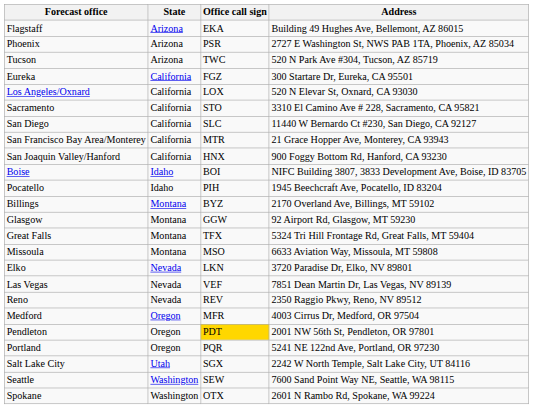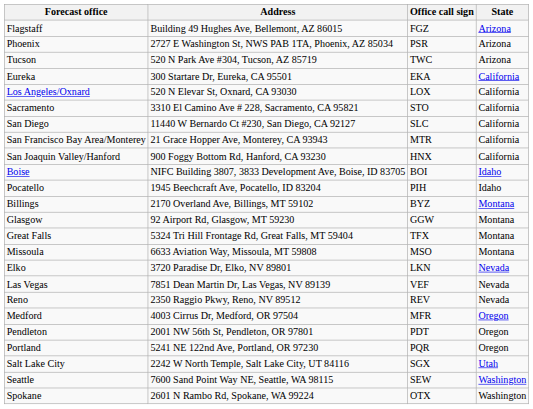columns swapped: (174, 12) <-> (399, 12)
(213, 28) EKA -> (419, 28) FGZ
(212, 76) FGZ -> (420, 76) EKA
(212, 332) gold background -> (419, 332) no background
